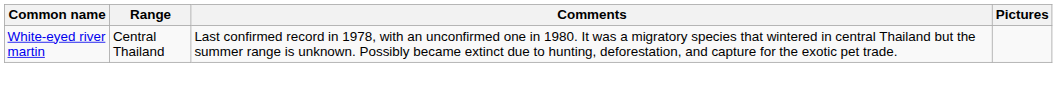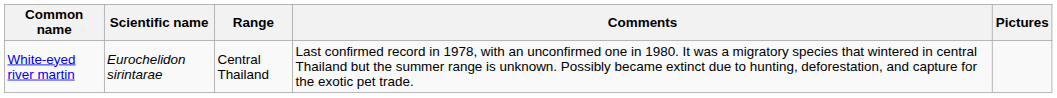+ column: (159, 22)
